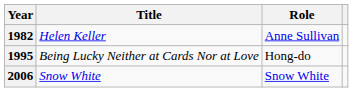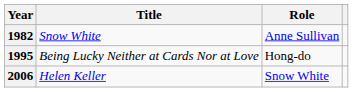(73, 35) Helen Keller -> (70, 35) Snow White
(70, 76) Snow White -> (73, 76) Helen Keller
